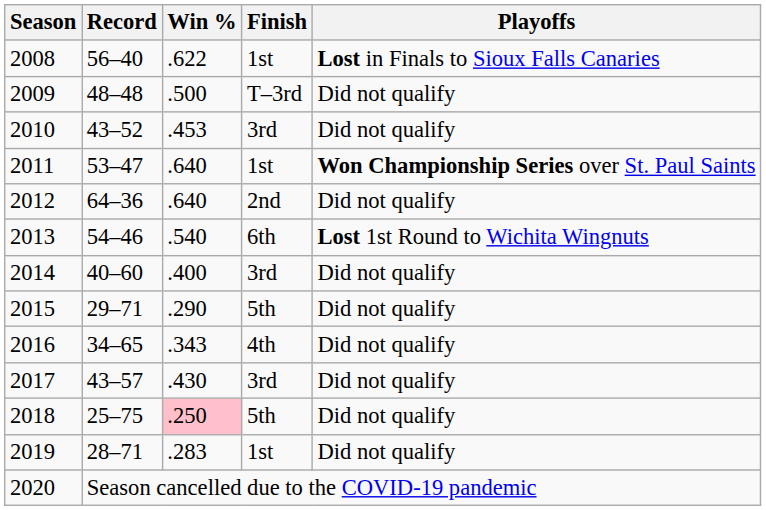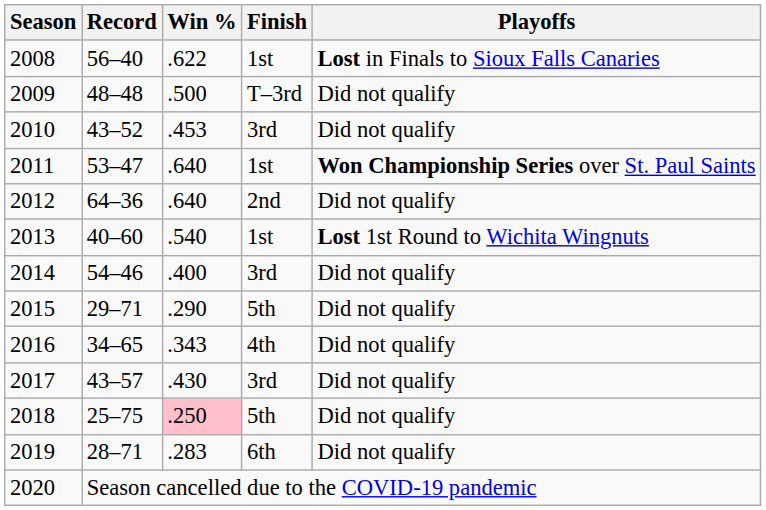(115, 237) 54–46 -> (115, 237) 40–60
(261, 237) 6th -> (260, 237) 1st
(115, 272) 40–60 -> (115, 272) 54–46
(260, 451) 1st -> (261, 451) 6th
